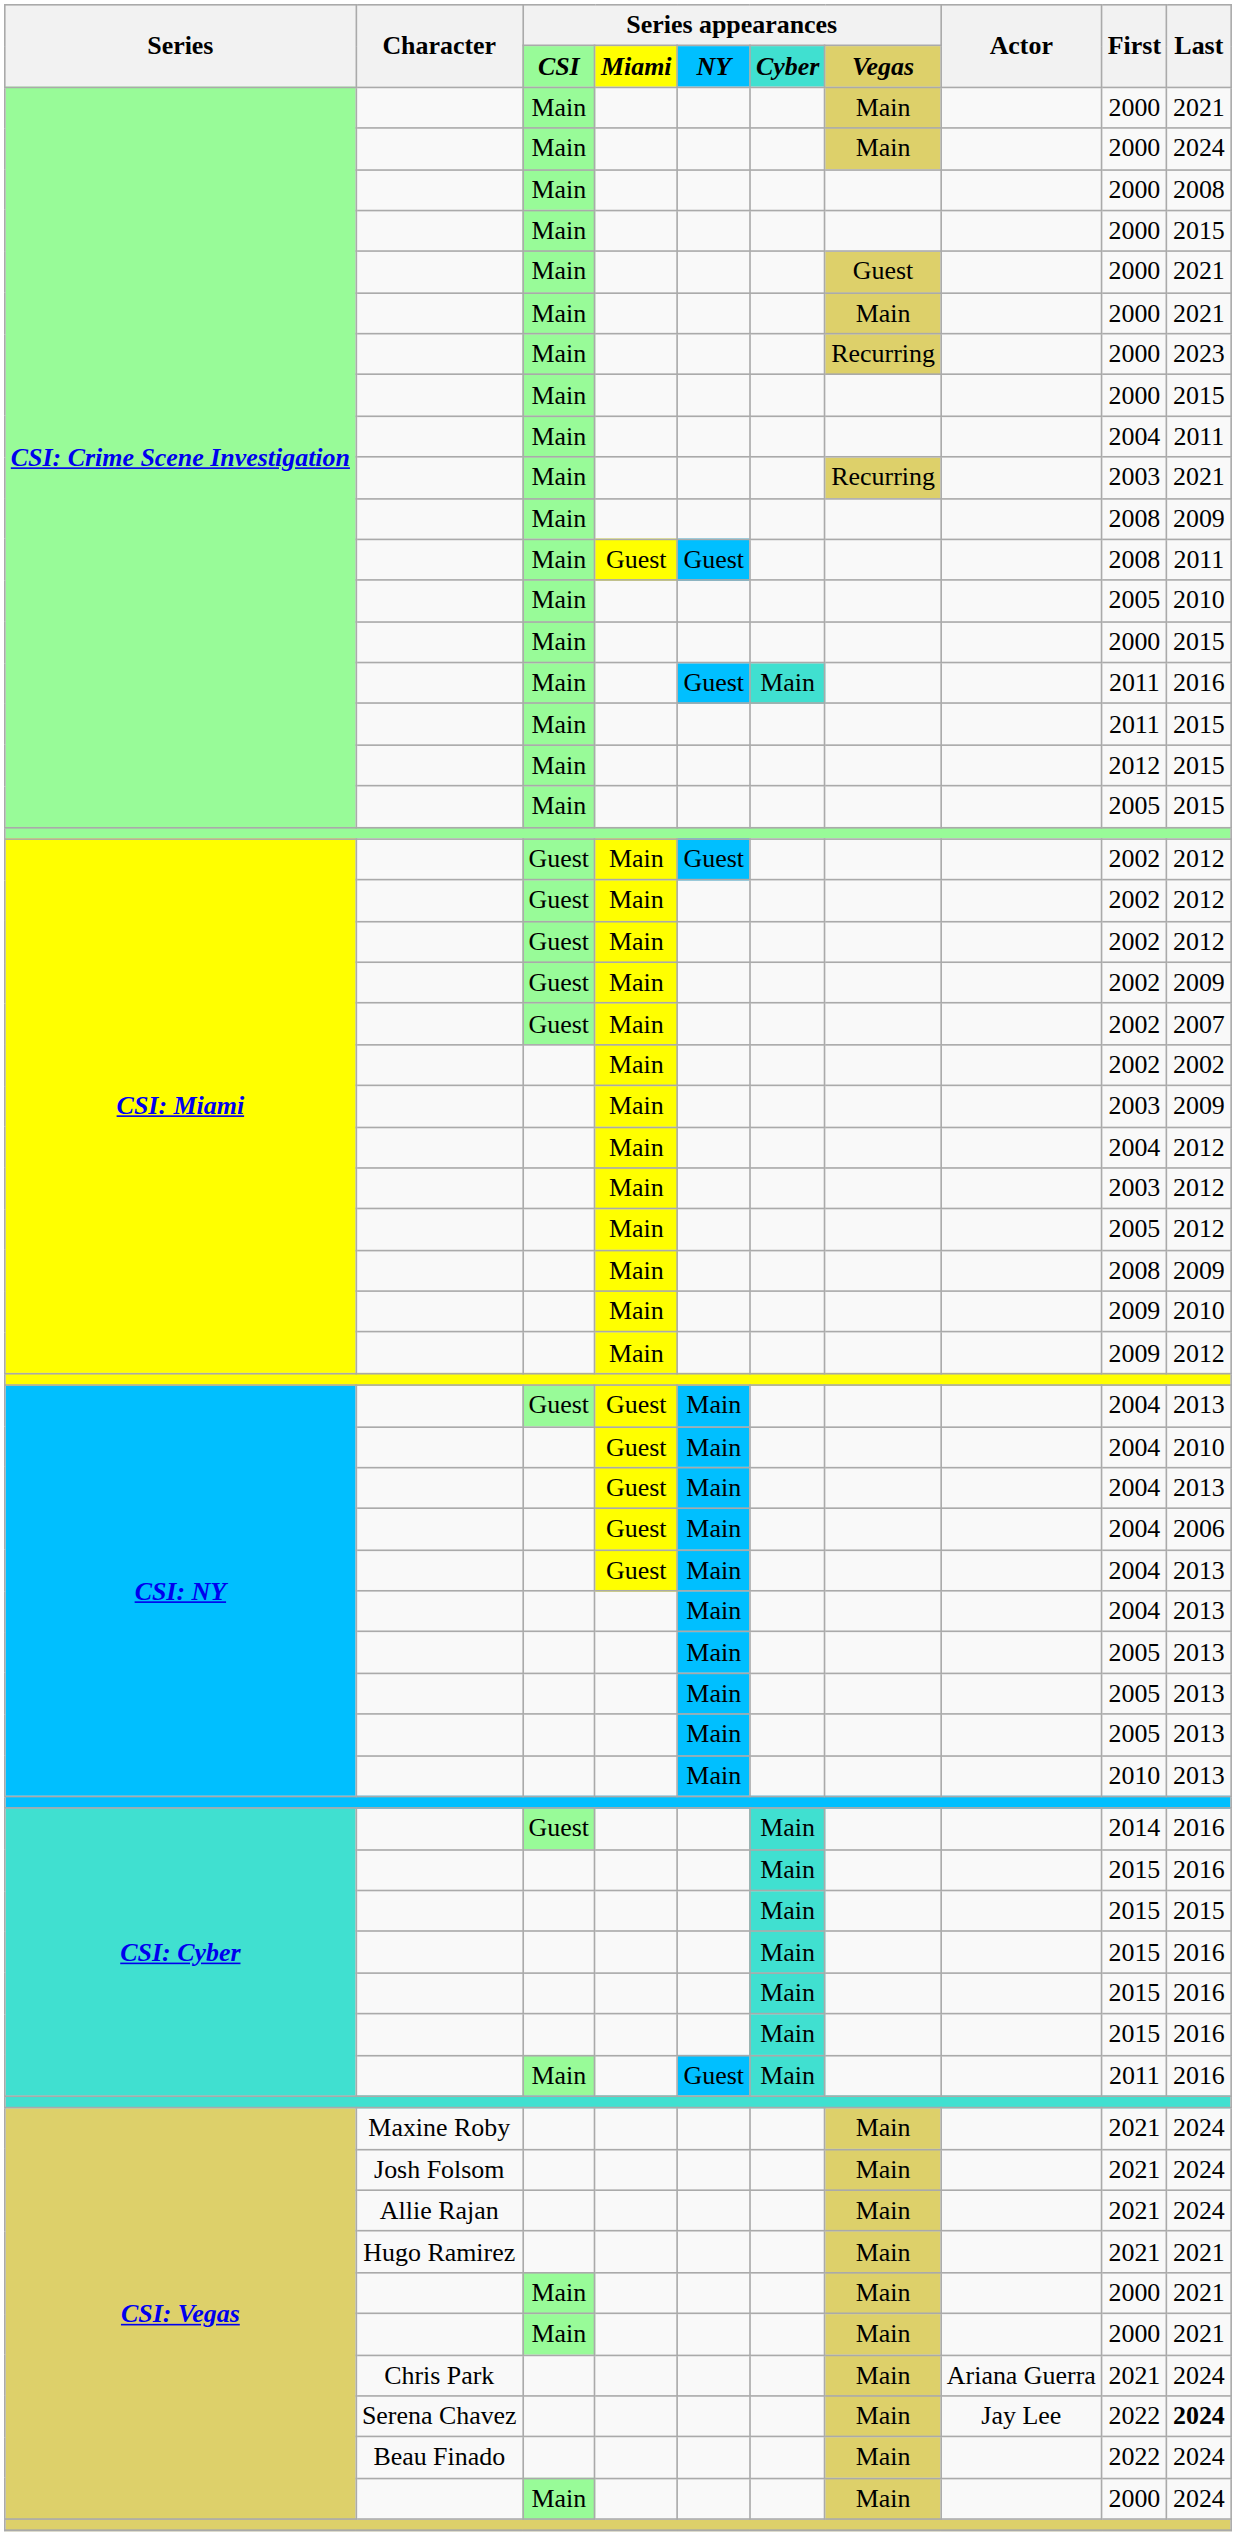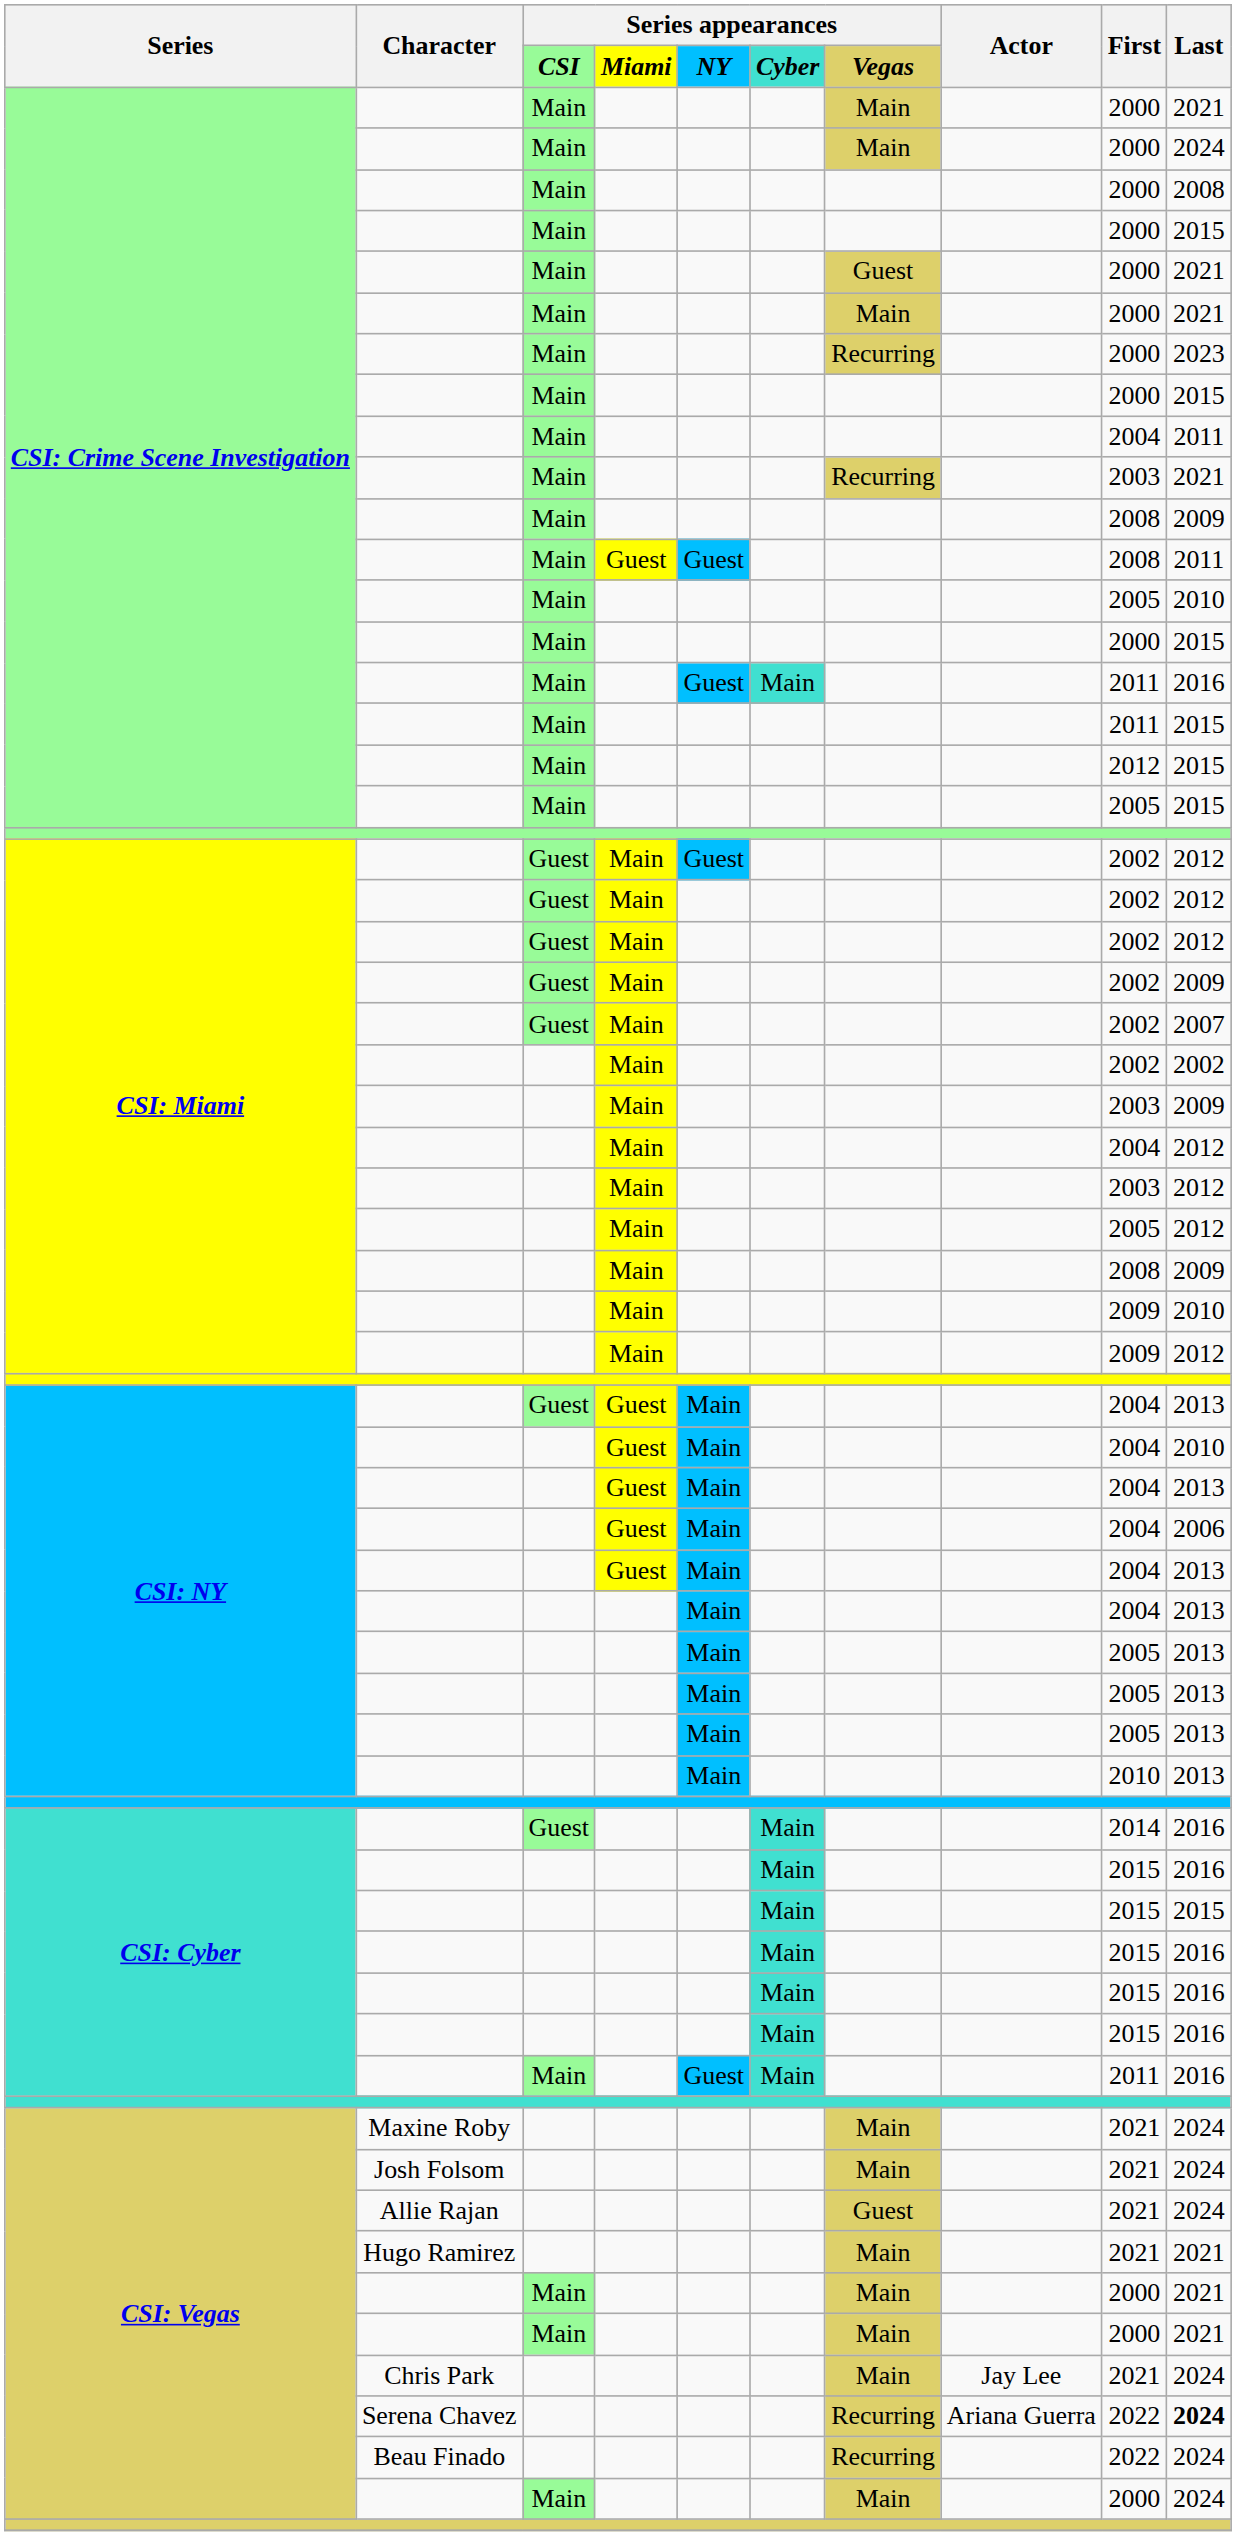(883, 2210) Main -> (883, 2210) Guest
(1021, 2374) Ariana Guerra -> (1021, 2374) Jay Lee
(883, 2415) Main -> (883, 2415) Recurring
(1021, 2415) Jay Lee -> (1021, 2415) Ariana Guerra
(883, 2457) Main -> (883, 2457) Recurring
